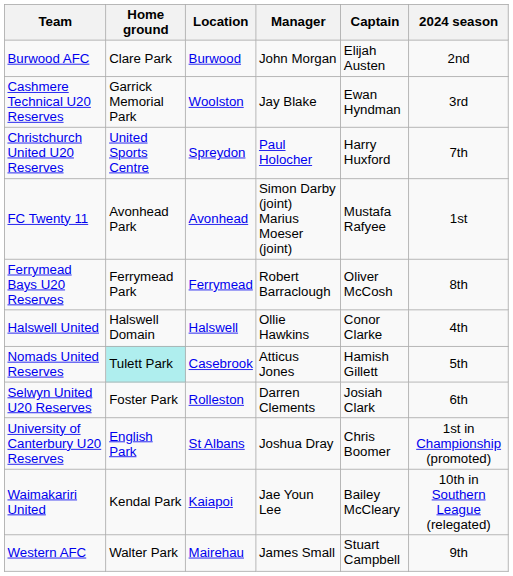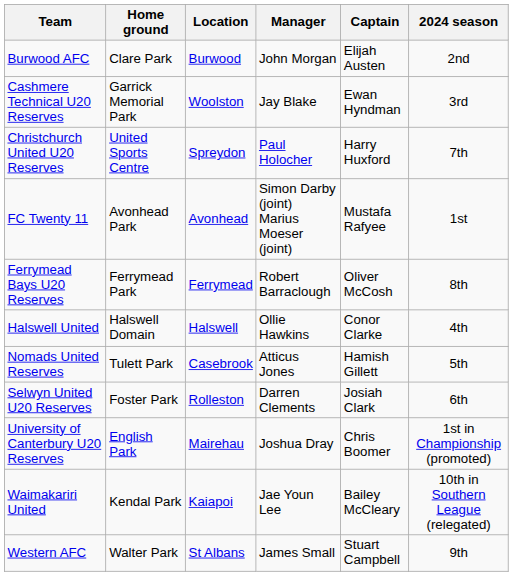(141, 364) paleturquoise background -> (141, 364) no background
(217, 443) St Albans -> (216, 443) Mairehau
(216, 552) Mairehau -> (217, 552) St Albans
